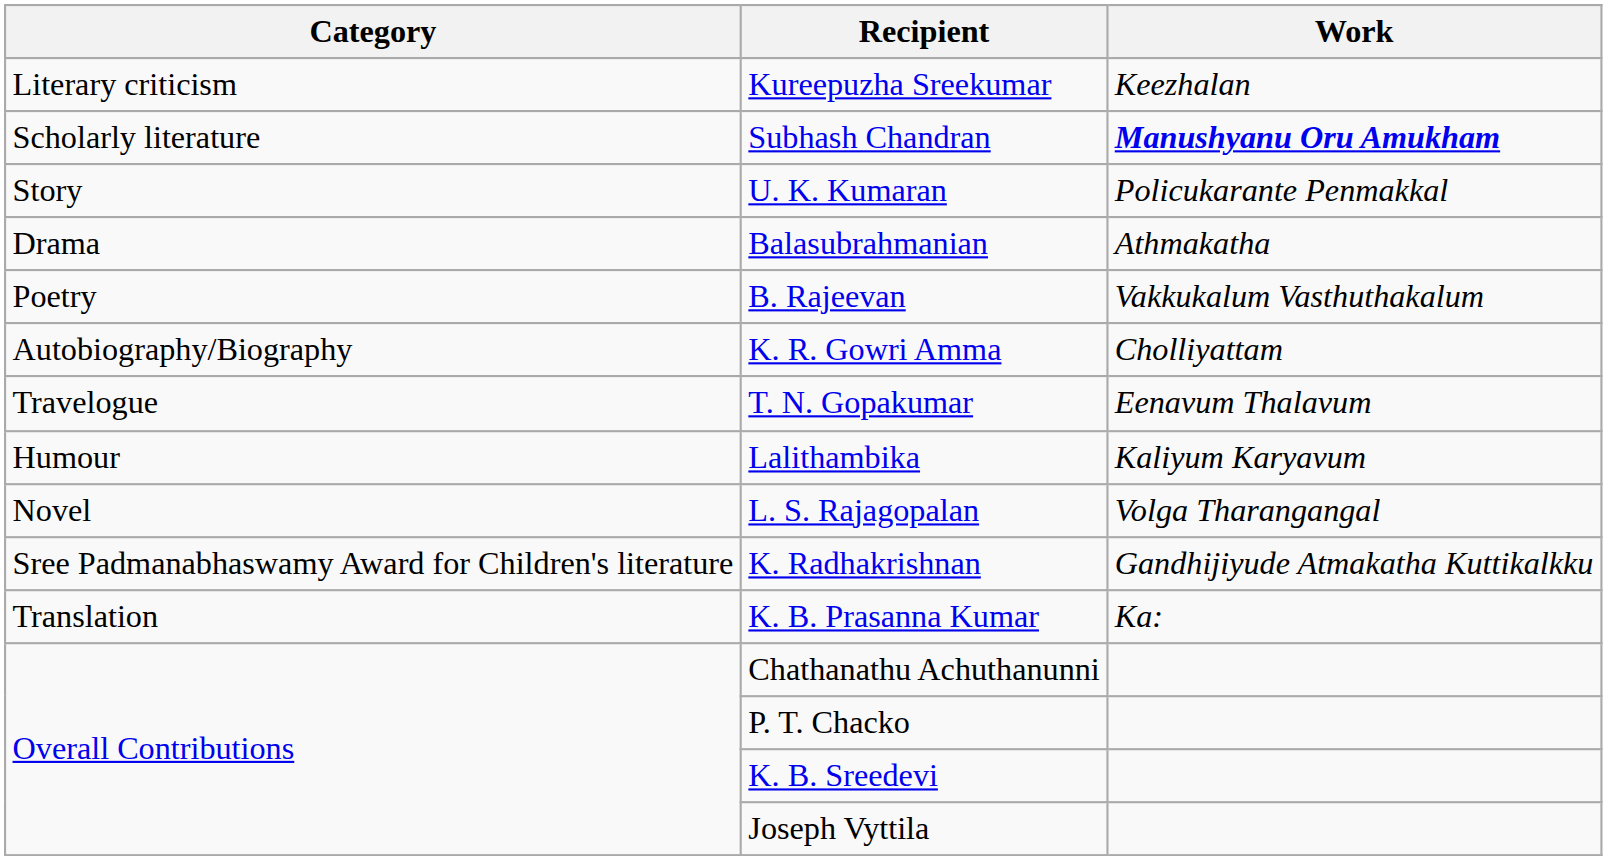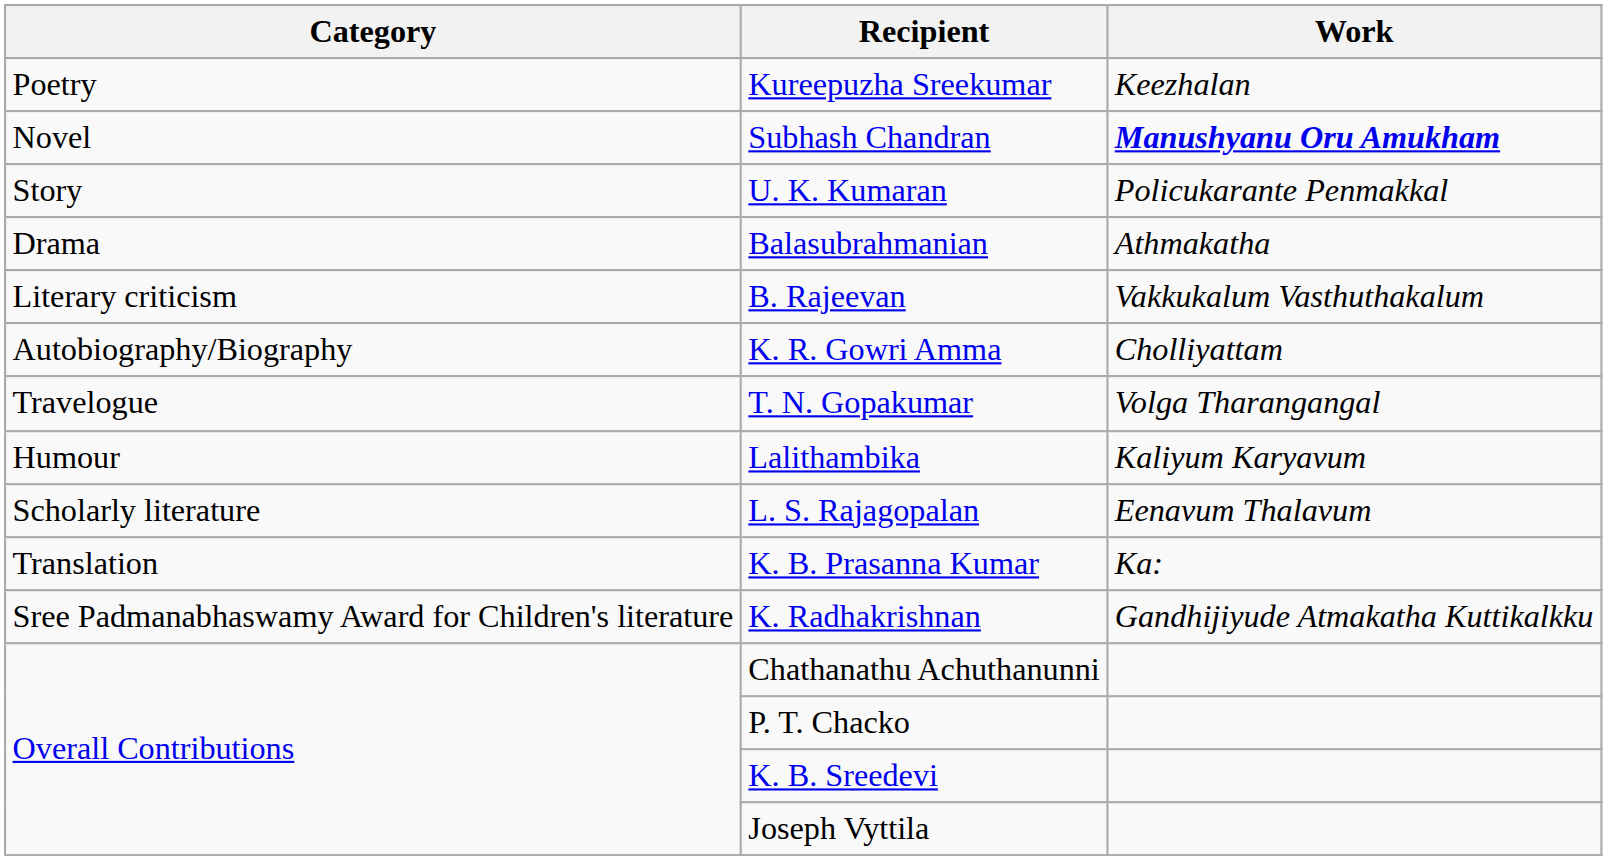(125, 84) Literary criticism -> (55, 84) Poetry
(136, 137) Scholarly literature -> (52, 137) Novel
(55, 296) Poetry -> (125, 296) Literary criticism
(1243, 403) Eenavum Thalavum -> (1248, 403) Volga Tharangangal
(52, 509) Novel -> (136, 509) Scholarly literature
(1248, 509) Volga Tharangangal -> (1243, 509) Eenavum Thalavum
rows swapped: (865, 562) <-> (894, 615)
